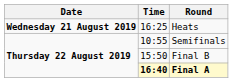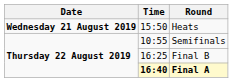(154, 26) 16:25 -> (154, 26) 15:50
(154, 56) 15:50 -> (154, 56) 16:25
